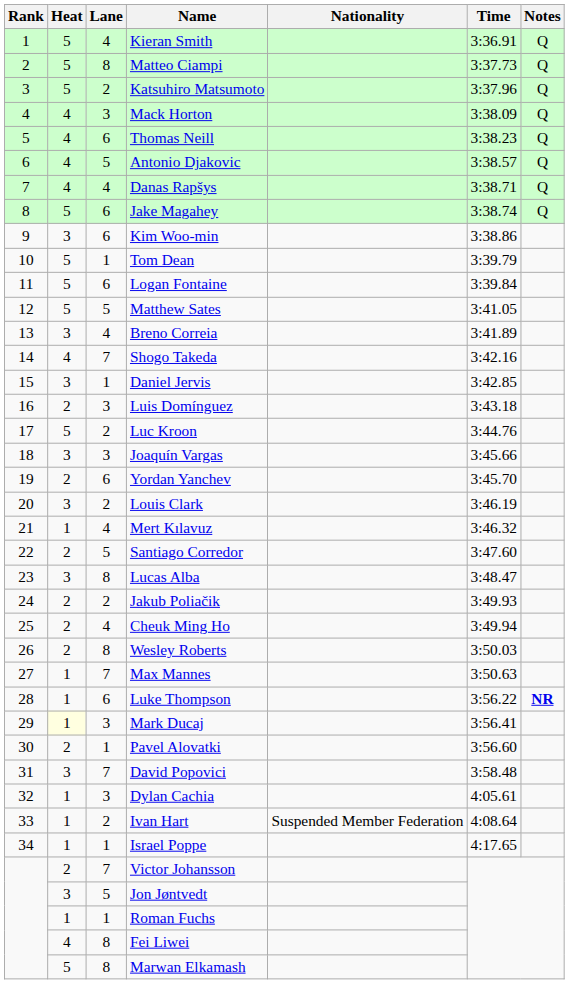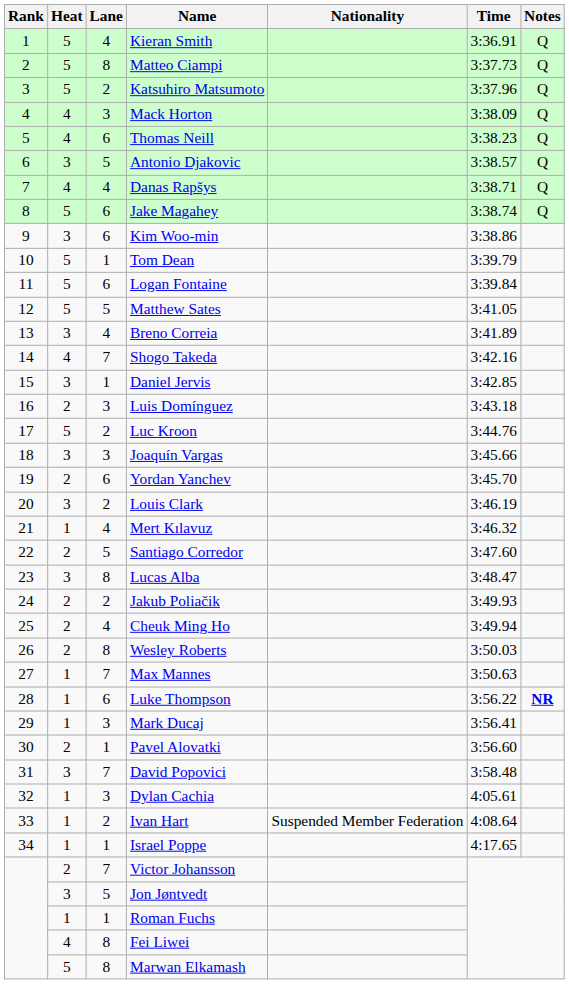(67, 162) 4 -> (67, 162) 3
(67, 723) lightyellow background -> (67, 723) no background
